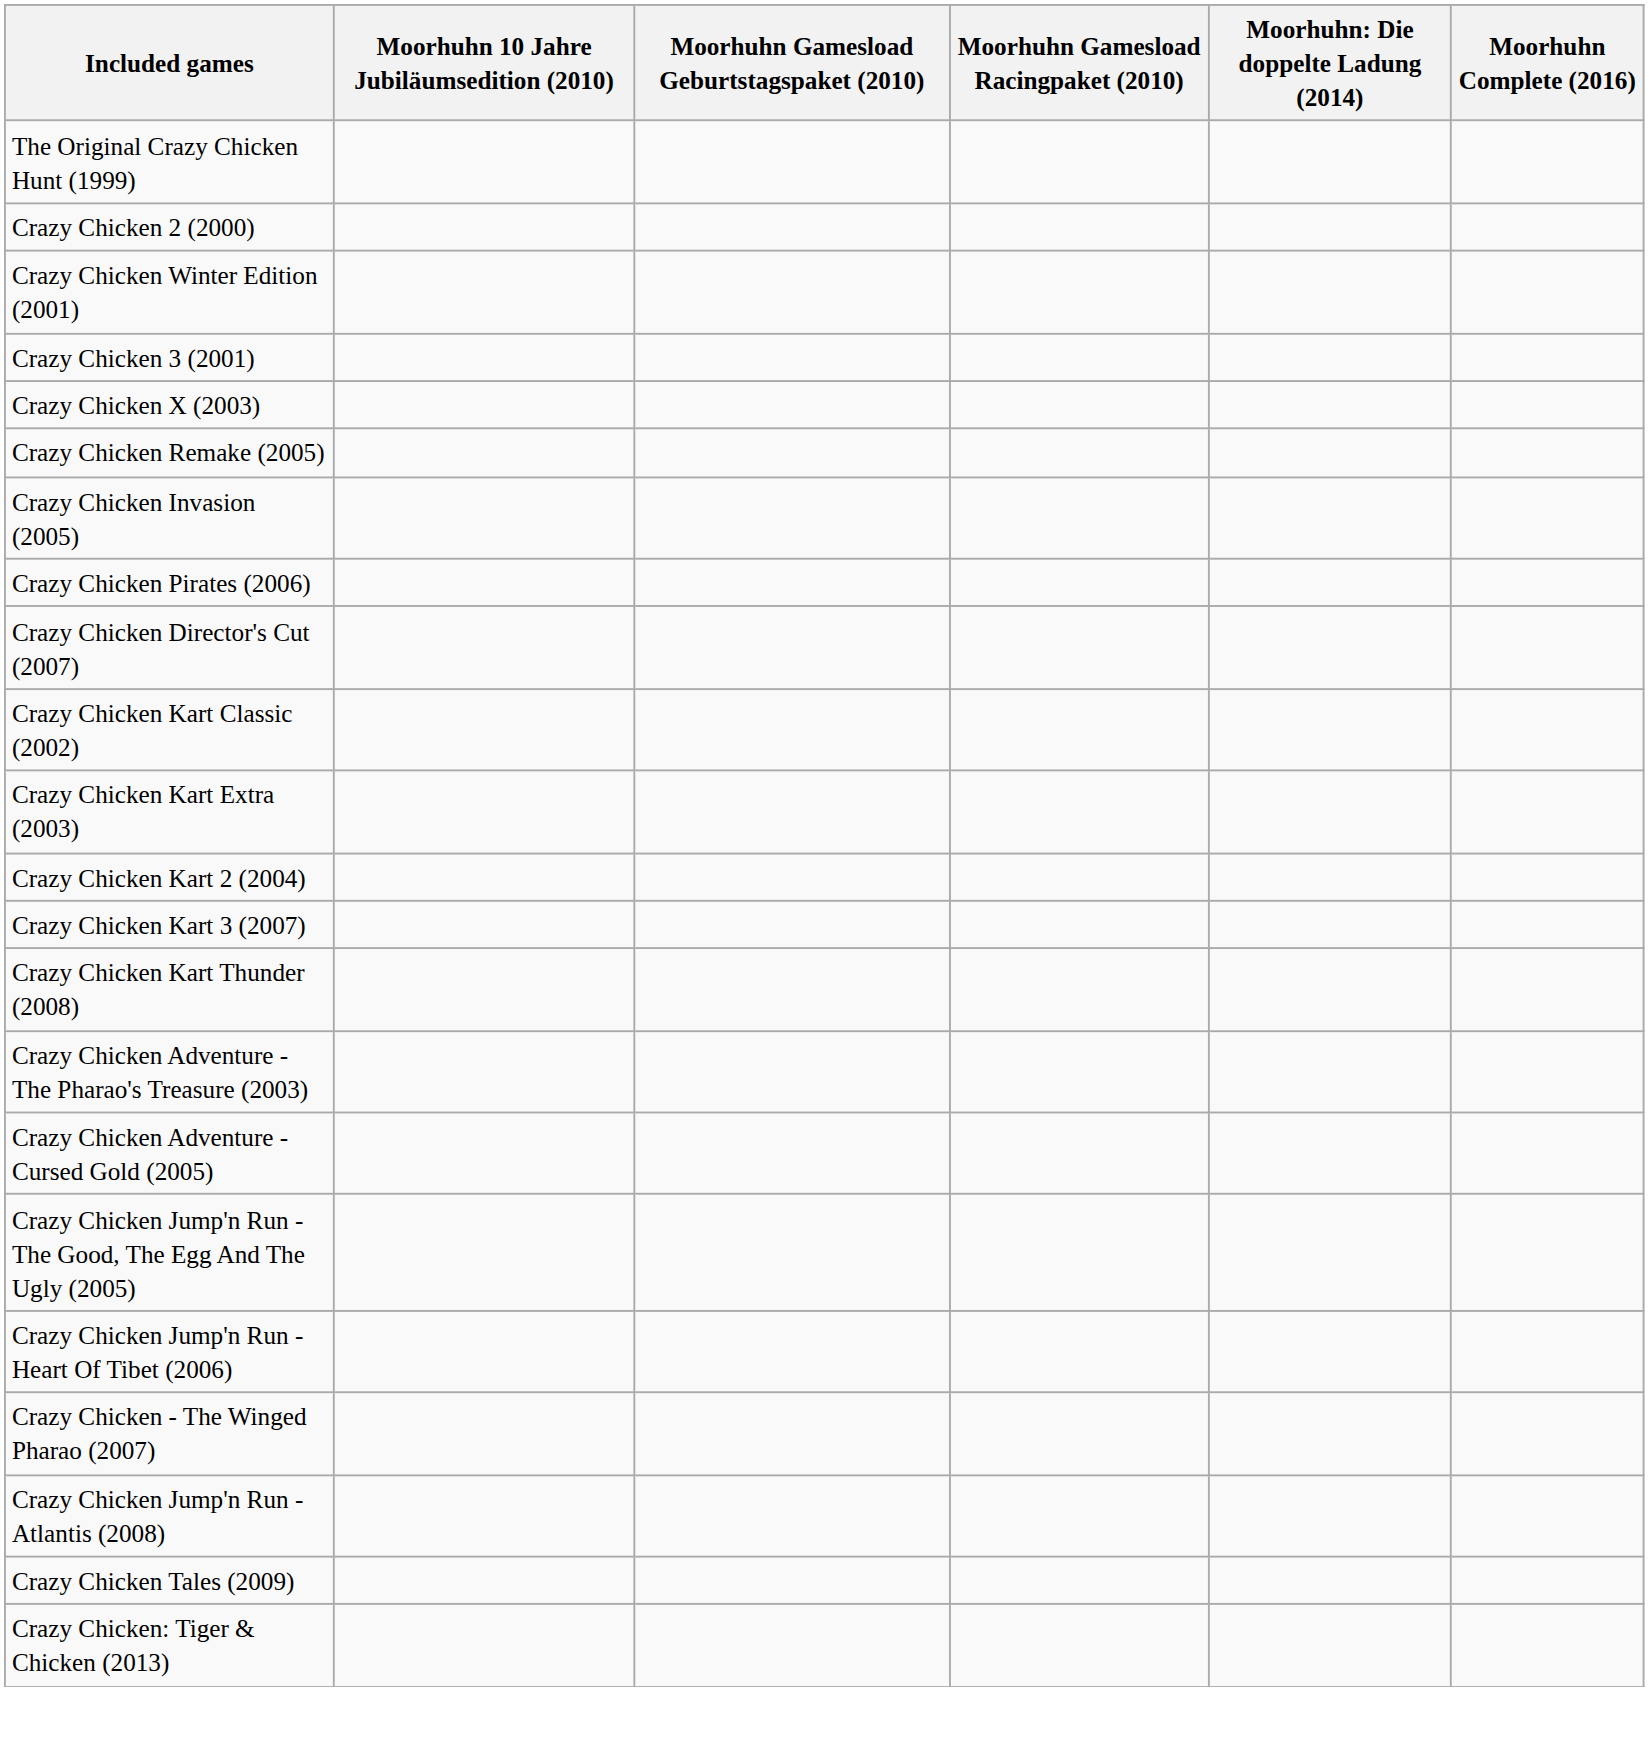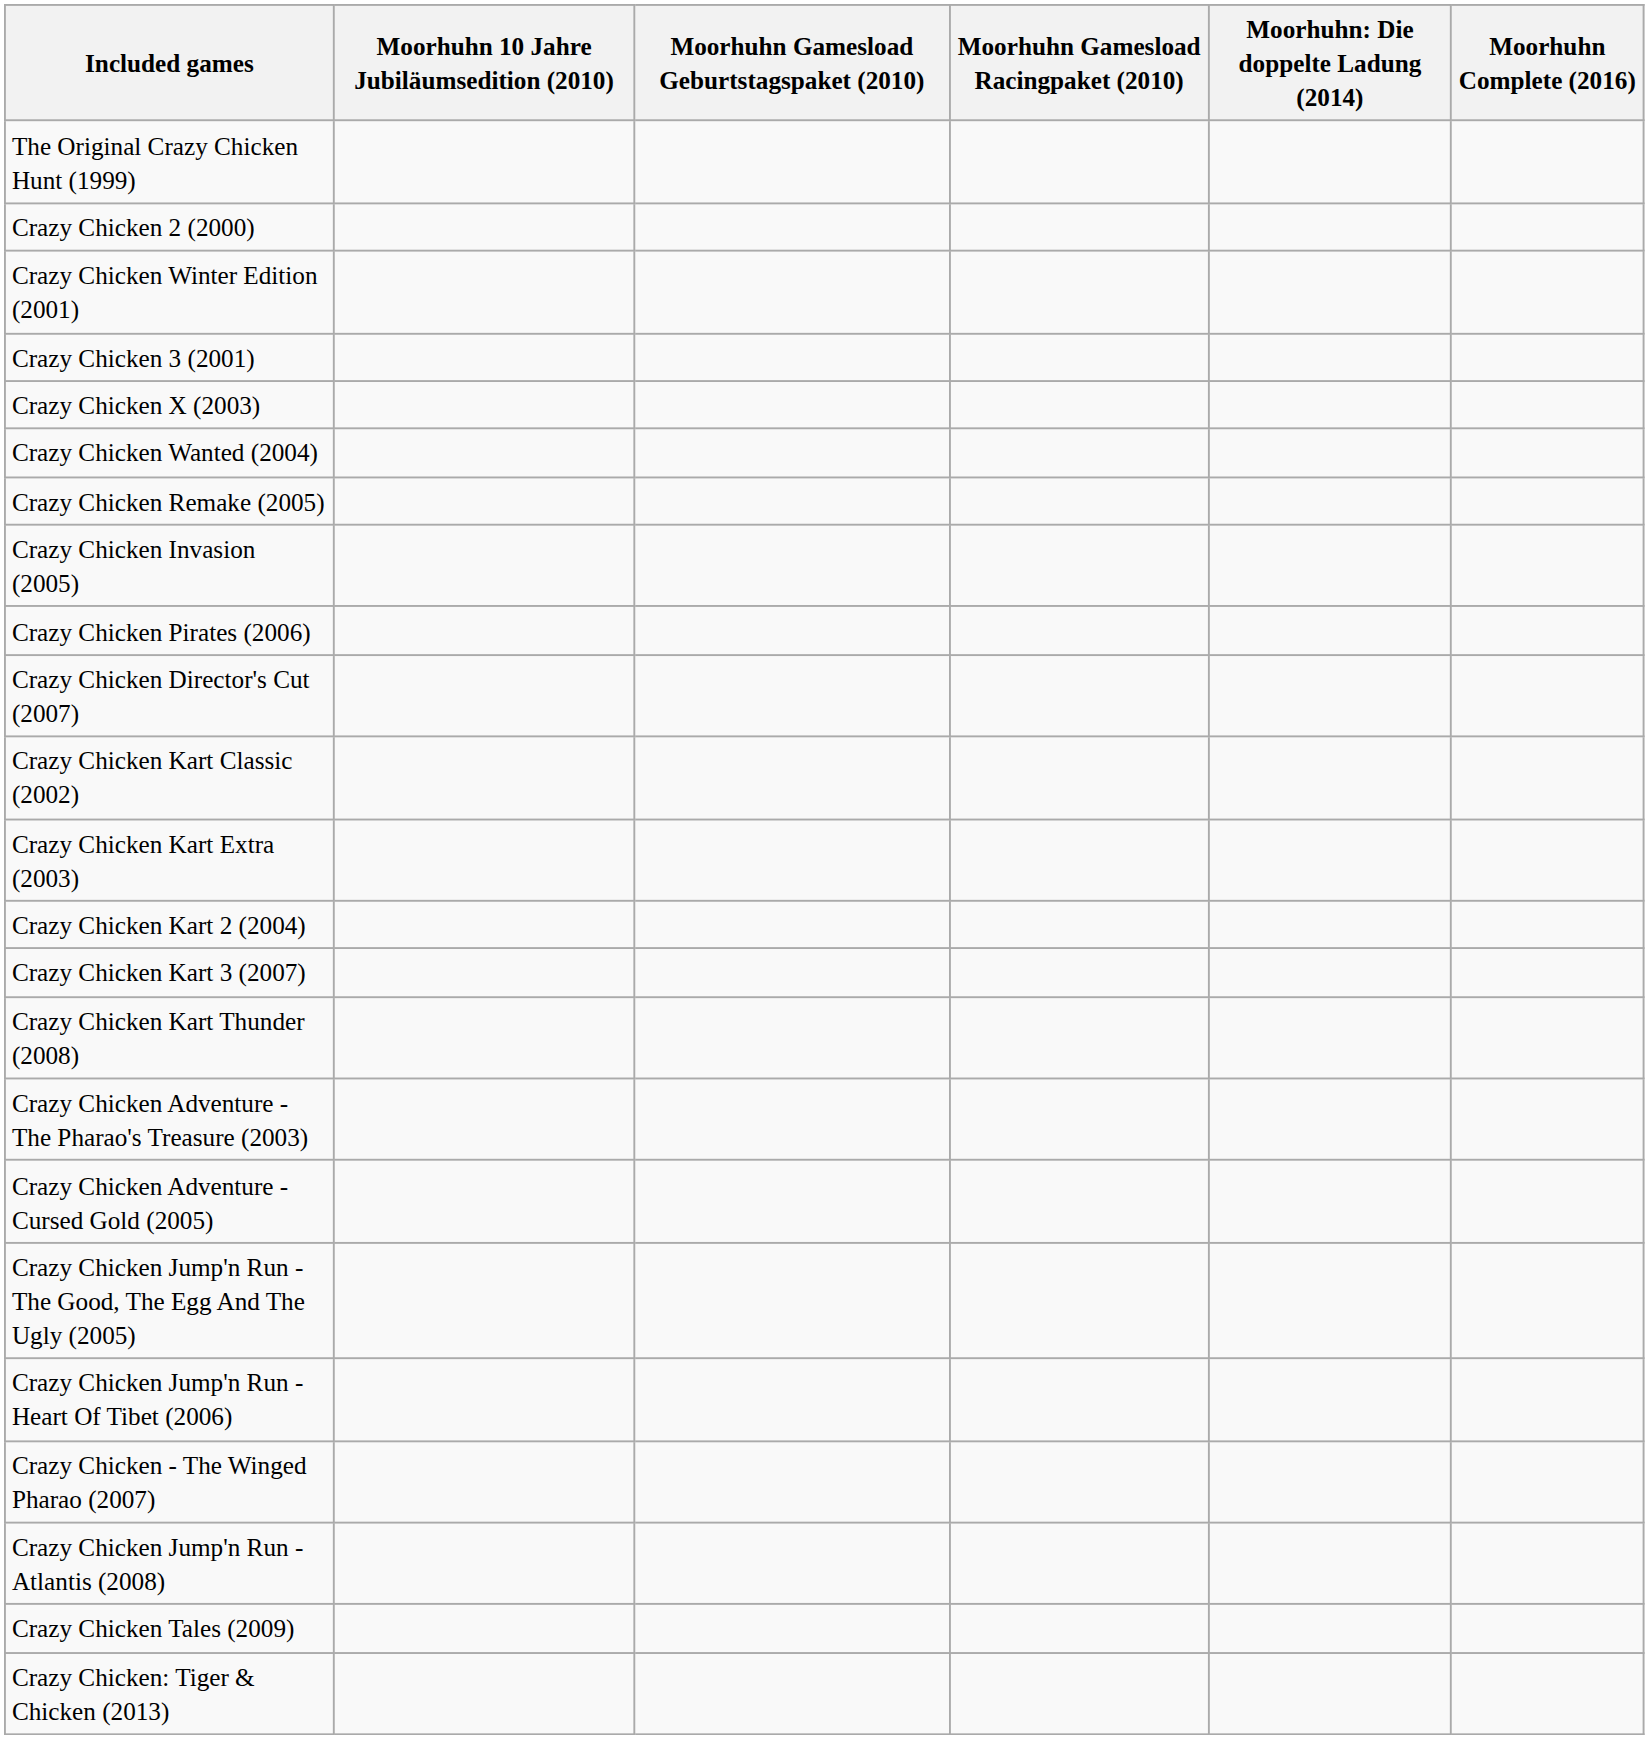+ row: (165, 454)
